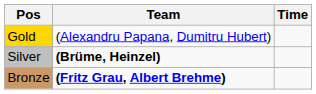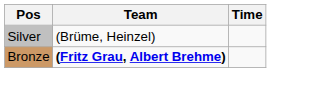- row: (22, 36)
(108, 57) bold -> (105, 36) normal
